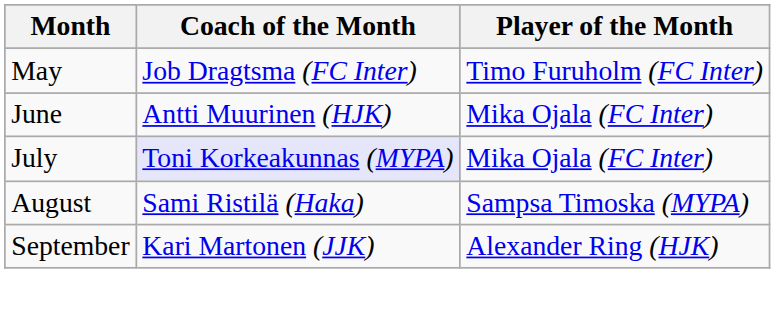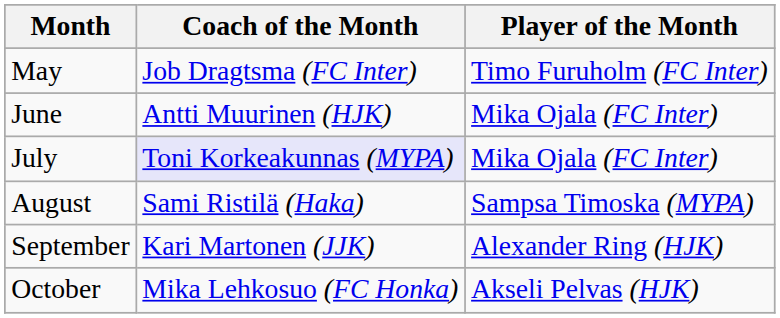+ row: (56, 289)
